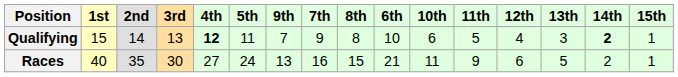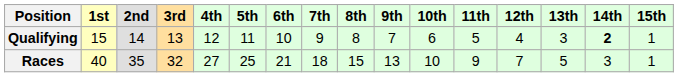columns swapped: (392, 15) <-> (284, 15)
(211, 38) bold -> (211, 38) normal
(175, 60) 30 -> (175, 60) 32
(248, 60) 24 -> (248, 60) 25
(320, 60) 16 -> (320, 60) 18
(432, 60) 11 -> (432, 60) 10
(519, 60) 6 -> (519, 60) 7
(608, 60) 2 -> (608, 60) 3
